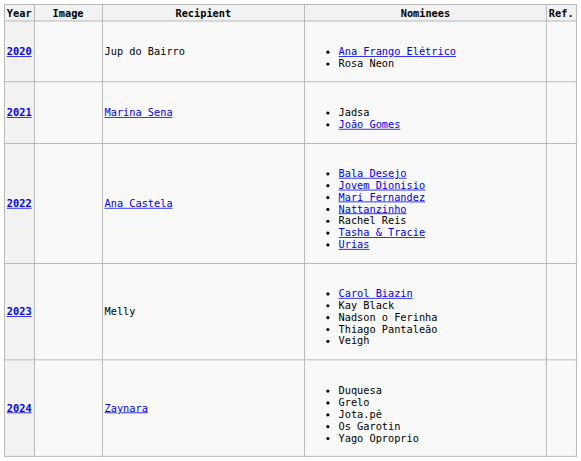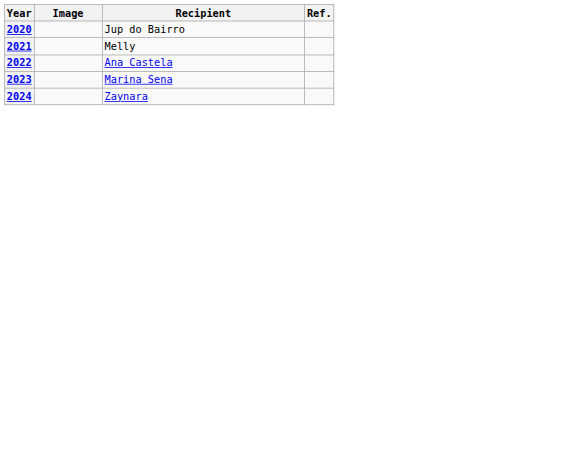- column: (425, 13)
(139, 113) Marina Sena -> (120, 46) Melly
(120, 312) Melly -> (139, 80) Marina Sena
